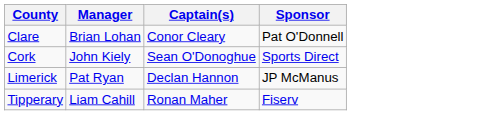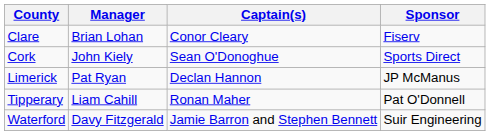(303, 36) Pat O'Donnell -> (401, 36) Fiserv
(280, 99) Fiserv -> (424, 99) Pat O'Donnell
+ row: (36, 120)
